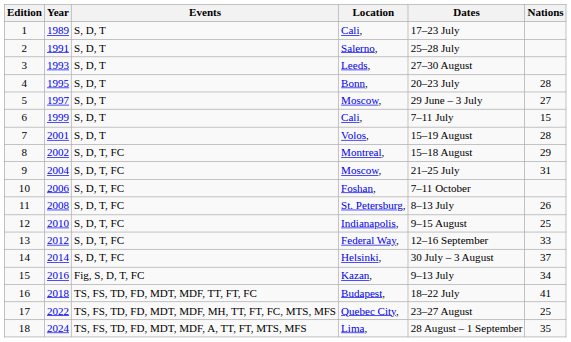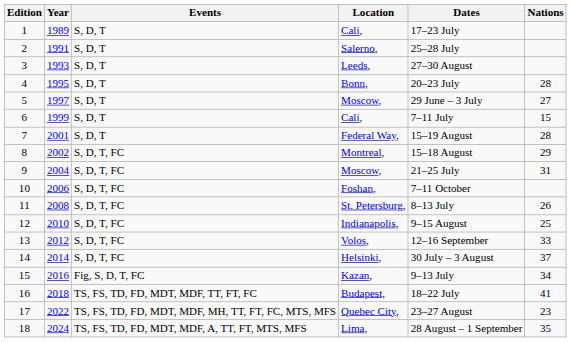(355, 135) Volos, -> (370, 135) Federal Way,
(370, 240) Federal Way, -> (355, 240) Volos,
(545, 310) 25 -> (545, 310) 23
